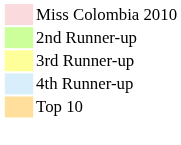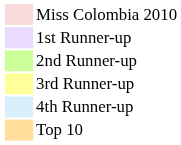+ row: (84, 37)
